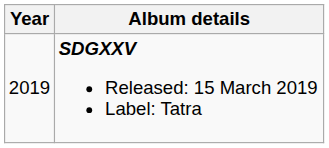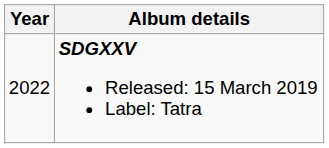(30, 88) 2019 -> (30, 88) 2022
